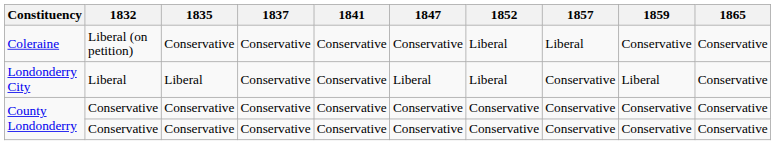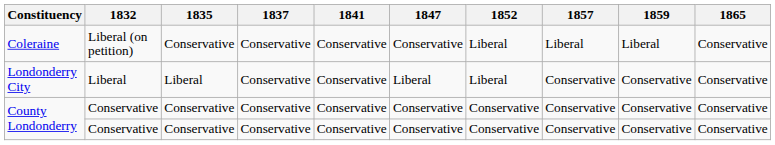(656, 43) Conservative -> (641, 43) Liberal
(641, 79) Liberal -> (656, 79) Conservative
